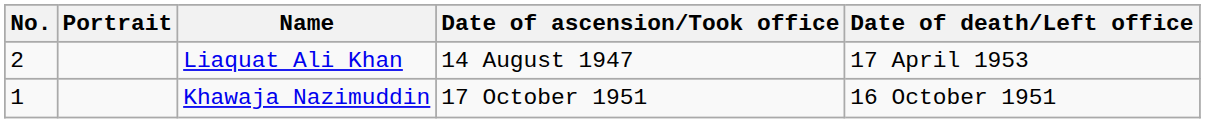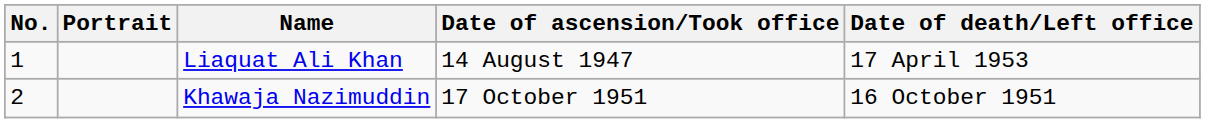(17, 61) 2 -> (17, 61) 1
(17, 98) 1 -> (17, 98) 2
